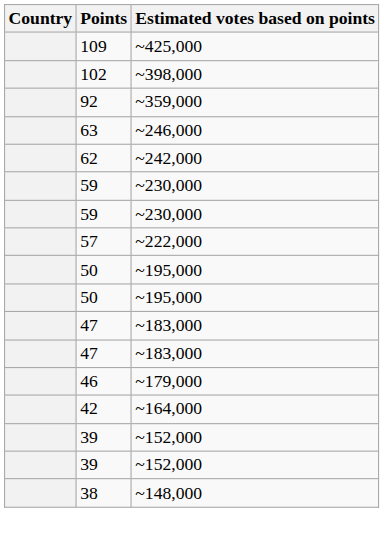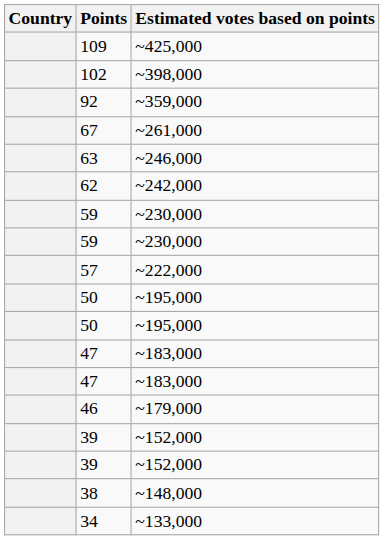+ row: (89, 130)
- row: (89, 409)
+ row: (89, 520)
